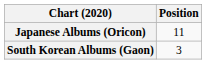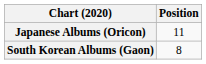(179, 50) 3 -> (179, 50) 8
